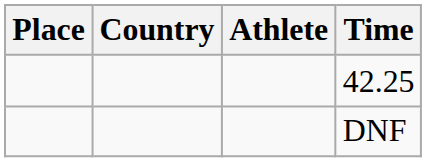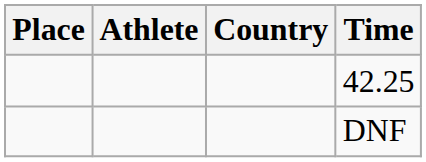columns swapped: (279, 29) <-> (157, 29)
